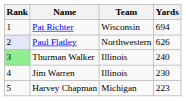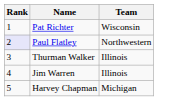- column: (167, 12)
(9, 58) lightgreen background -> (9, 58) no background
